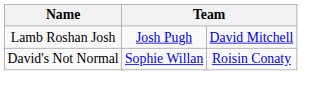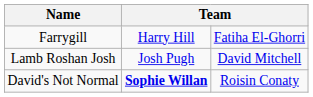+ row: (63, 37)
(164, 59) normal -> (166, 80) bold
